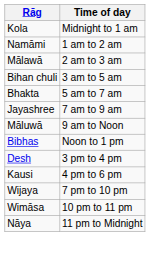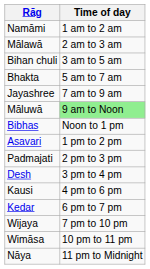- row: (17, 28)
(93, 126) no background -> (93, 110) lightgreen background
+ row: (24, 142)
+ row: (30, 158)
+ row: (21, 207)
